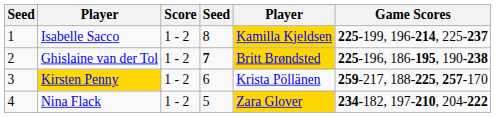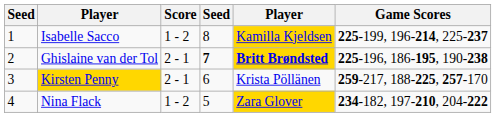(177, 58) 1 - 2 -> (177, 58) 2 - 1
(278, 58) normal -> (282, 58) bold
(177, 79) 1 - 2 -> (177, 79) 2 - 1
